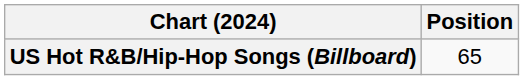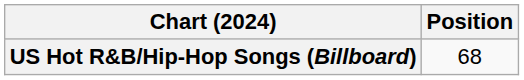(470, 56) 65 -> (470, 56) 68
